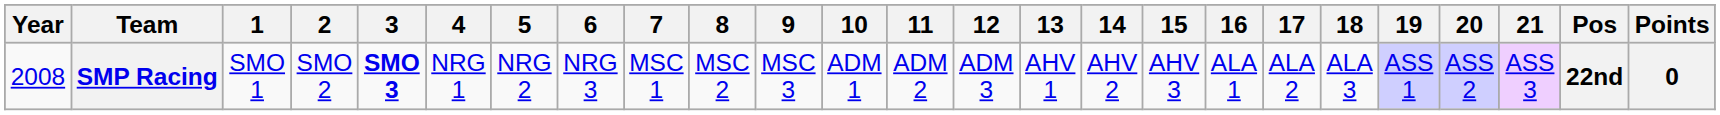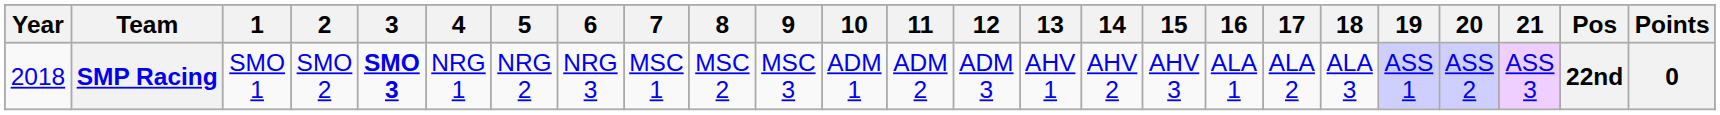(38, 76) 2008 -> (38, 76) 2018
